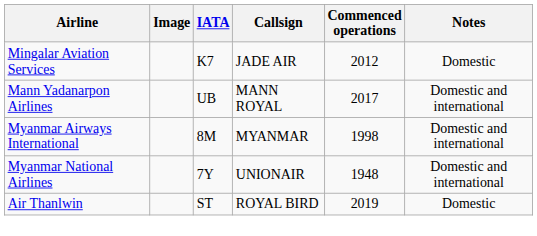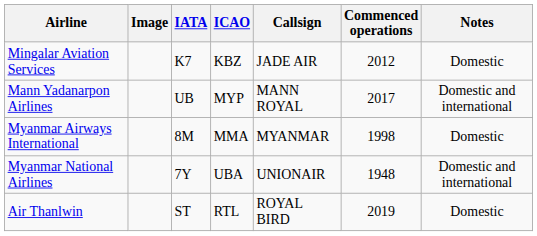+ column: (232, 23)
(469, 136) Domestic and international -> (477, 136) Domestic
